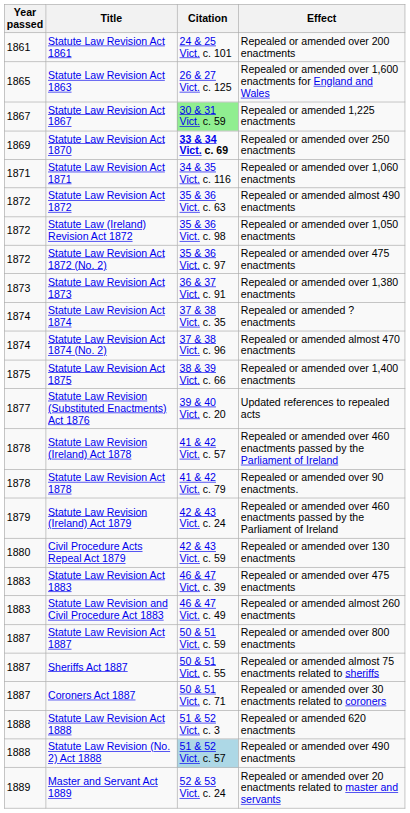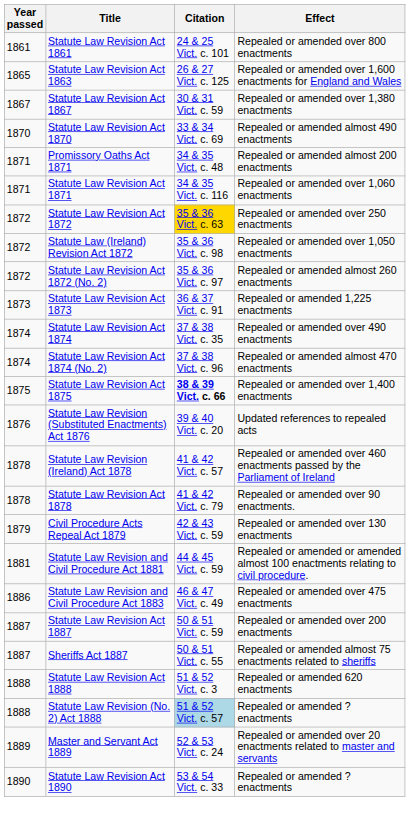(315, 47) Repealed or amended over 200 enactments -> (312, 47) Repealed or amended over 800 enactments
(203, 116) lightgreen background -> (200, 104) no background
(308, 116) Repealed or amended 1,225 enactments -> (316, 104) Repealed or amended over 1,380 enactments
(19, 145) 1869 -> (19, 133) 1870
(204, 145) bold -> (200, 133) normal
(315, 145) Repealed or amended over 250 enactments -> (317, 133) Repealed or amended almost 490 enactments
+ row: (99, 161)
(203, 202) no background -> (200, 219) gold background
(320, 202) Repealed or amended almost 490 enactments -> (312, 219) Repealed or amended over 250 enactments
(315, 259) Repealed or amended over 475 enactments -> (317, 276) Repealed or amended almost 260 enactments
(319, 288) Repealed or amended over 1,380 enactments -> (304, 305) Repealed or amended 1,225 enactments
(297, 316) Repealed or amended ? enactments -> (312, 333) Repealed or amended over 490 enactments
(203, 374) normal -> (201, 390) bold
(19, 408) 1877 -> (19, 425) 1876
- row: (98, 518)
(19, 553) 1880 -> (19, 529) 1879
+ row: (108, 563)
- row: (106, 581)
(19, 610) 1883 -> (19, 598) 1886
(320, 610) Repealed or amended almost 260 enactments -> (312, 598) Repealed or amended over 475 enactments
(315, 638) Repealed or amended over 800 enactments -> (312, 627) Repealed or amended over 200 enactments
- row: (92, 696)
(315, 753) Repealed or amended over 490 enactments -> (294, 712) Repealed or amended ? enactments
+ row: (106, 782)
